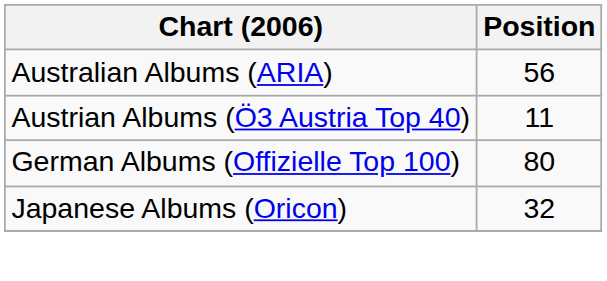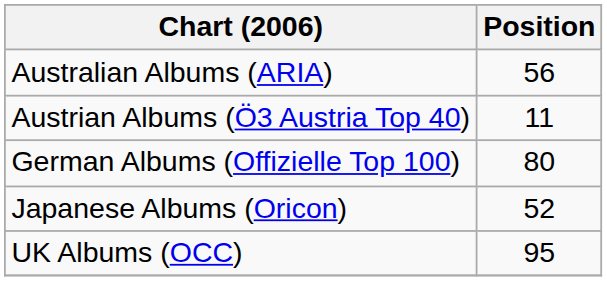(539, 207) 32 -> (539, 207) 52
+ row: (127, 252)
